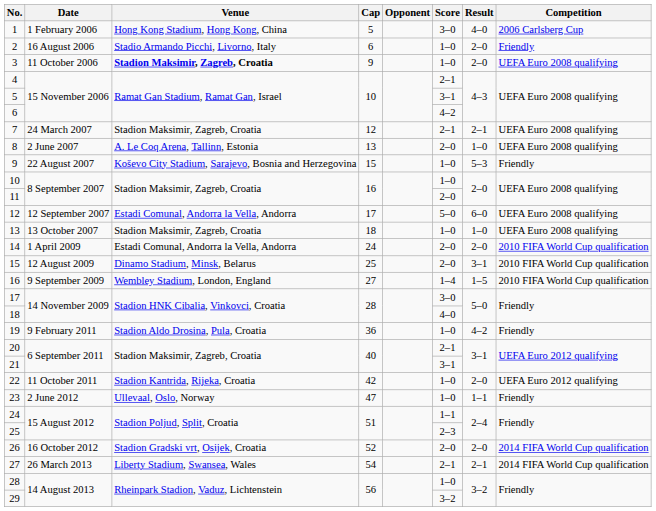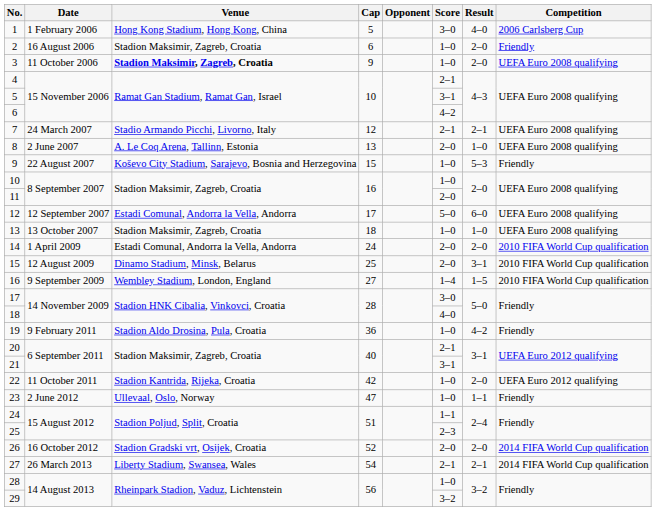(195, 46) Stadio Armando Picchi, Livorno, Italy -> (188, 46) Stadion Maksimir, Zagreb, Croatia
(188, 130) Stadion Maksimir, Zagreb, Croatia -> (195, 130) Stadio Armando Picchi, Livorno, Italy
